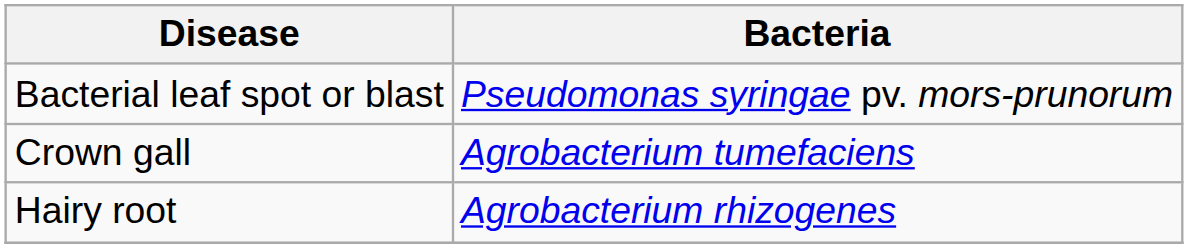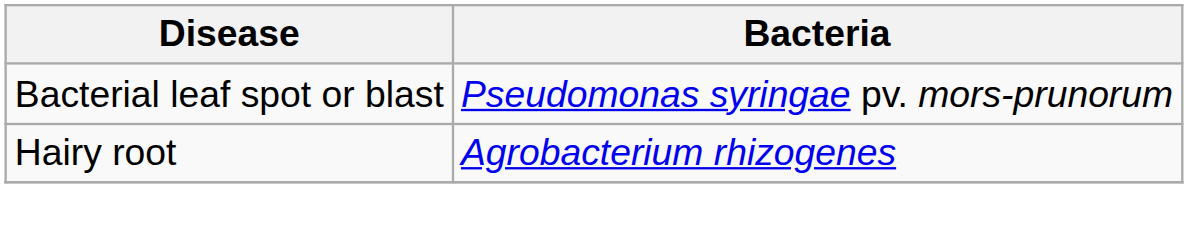- row: (103, 152)
